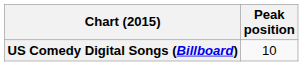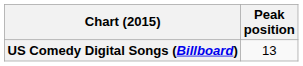(269, 50) 10 -> (269, 50) 13
